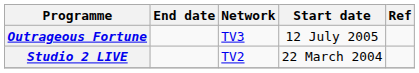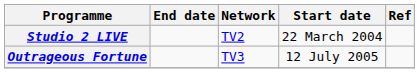rows swapped: (77, 36) <-> (77, 57)
